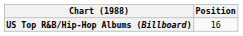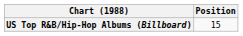(216, 25) 16 -> (216, 25) 15
